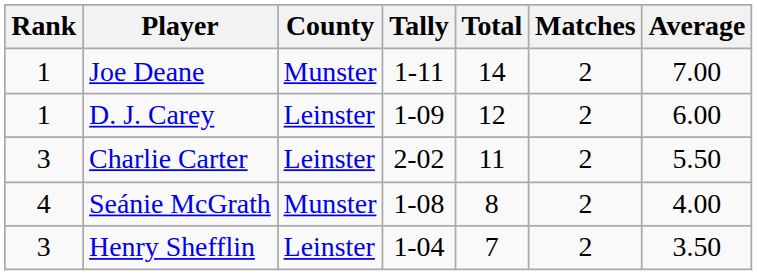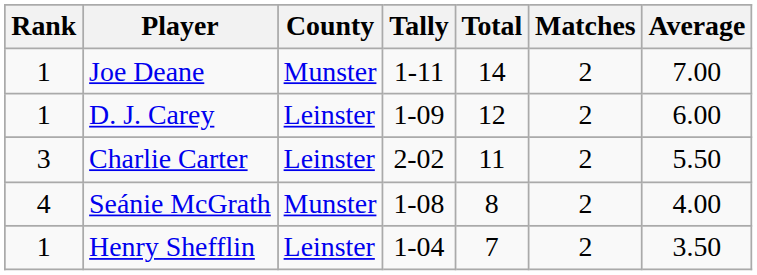(44, 247) 3 -> (44, 247) 1
